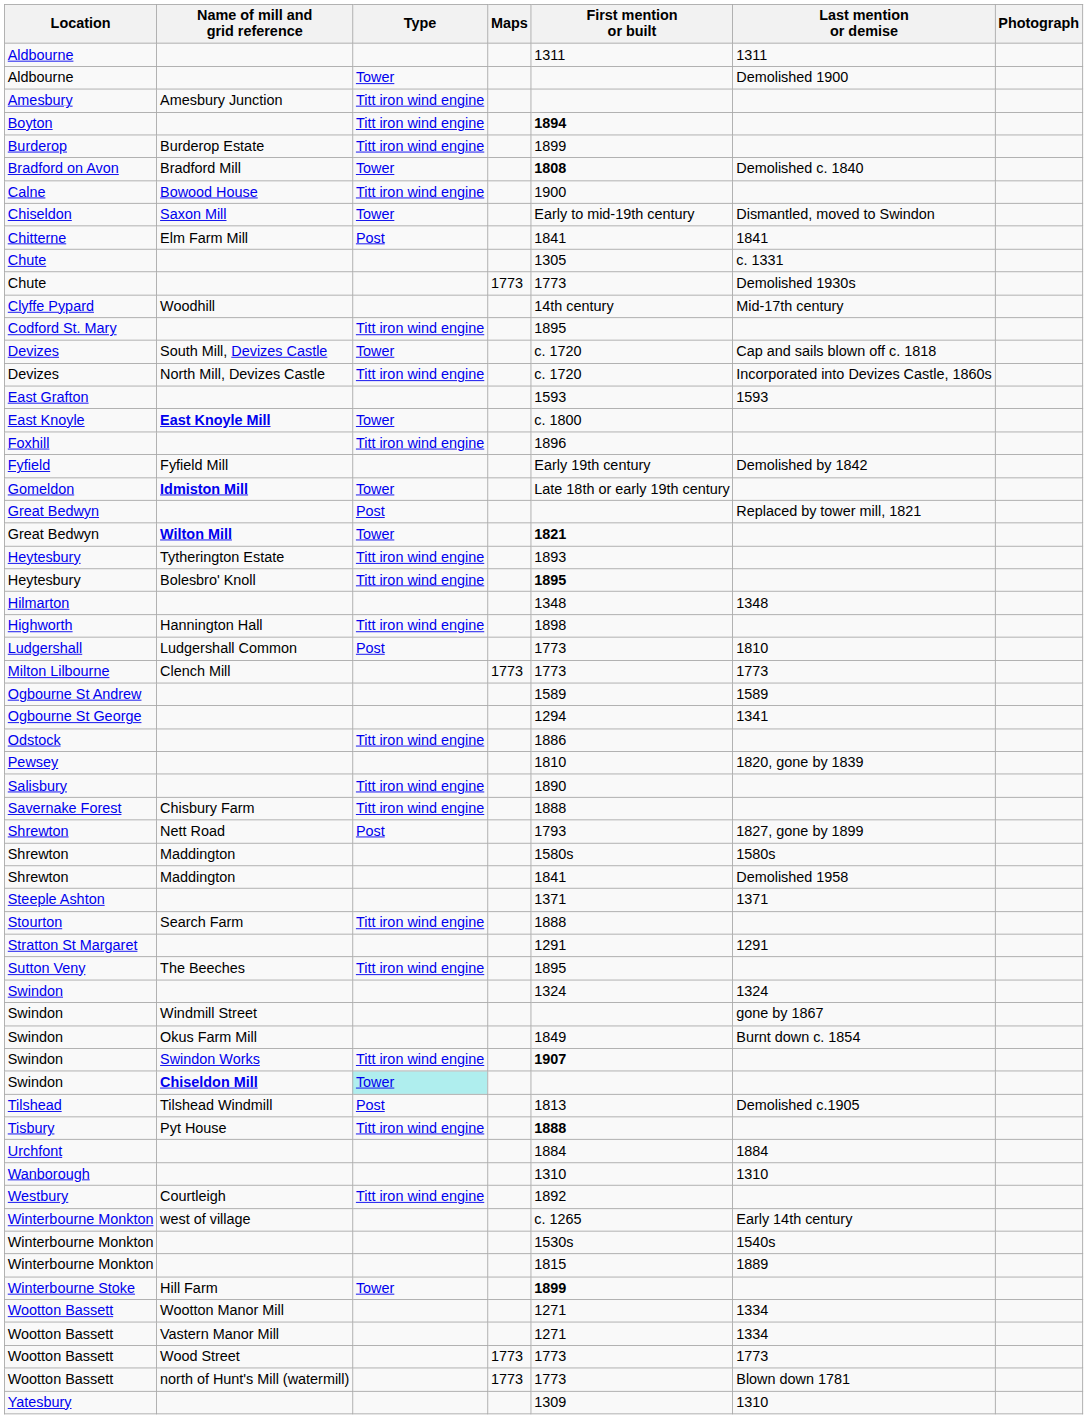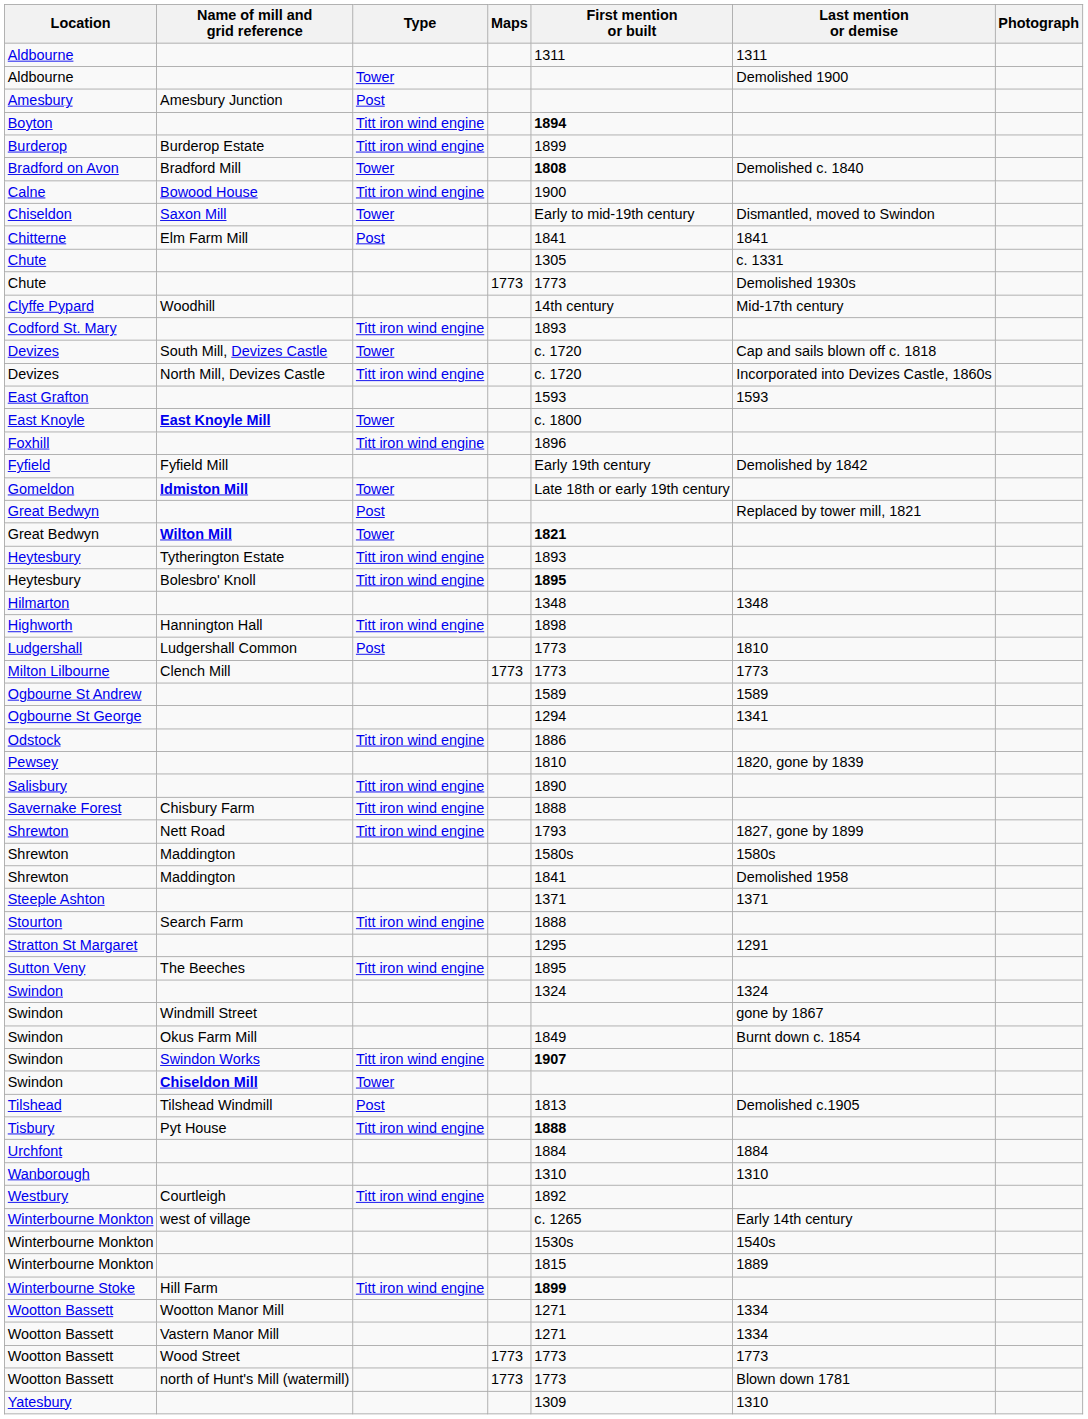(420, 100) Titt iron wind engine -> (370, 100) Post
(550, 329) 1895 -> (550, 329) 1893
(370, 831) Post -> (420, 831) Titt iron wind engine
(550, 945) 1291 -> (550, 945) 1295
(375, 1082) paleturquoise background -> (375, 1082) no background
(375, 1288) Tower -> (420, 1288) Titt iron wind engine
